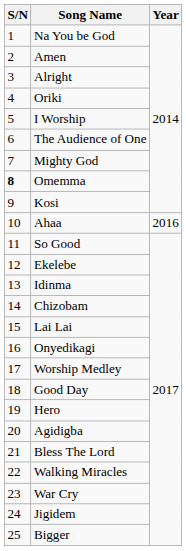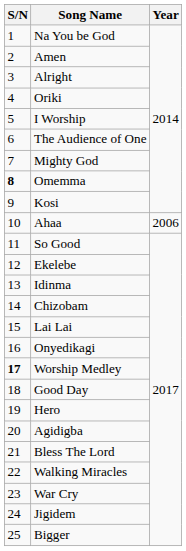(166, 222) 2016 -> (166, 222) 2006
(14, 368) normal -> (14, 368) bold
